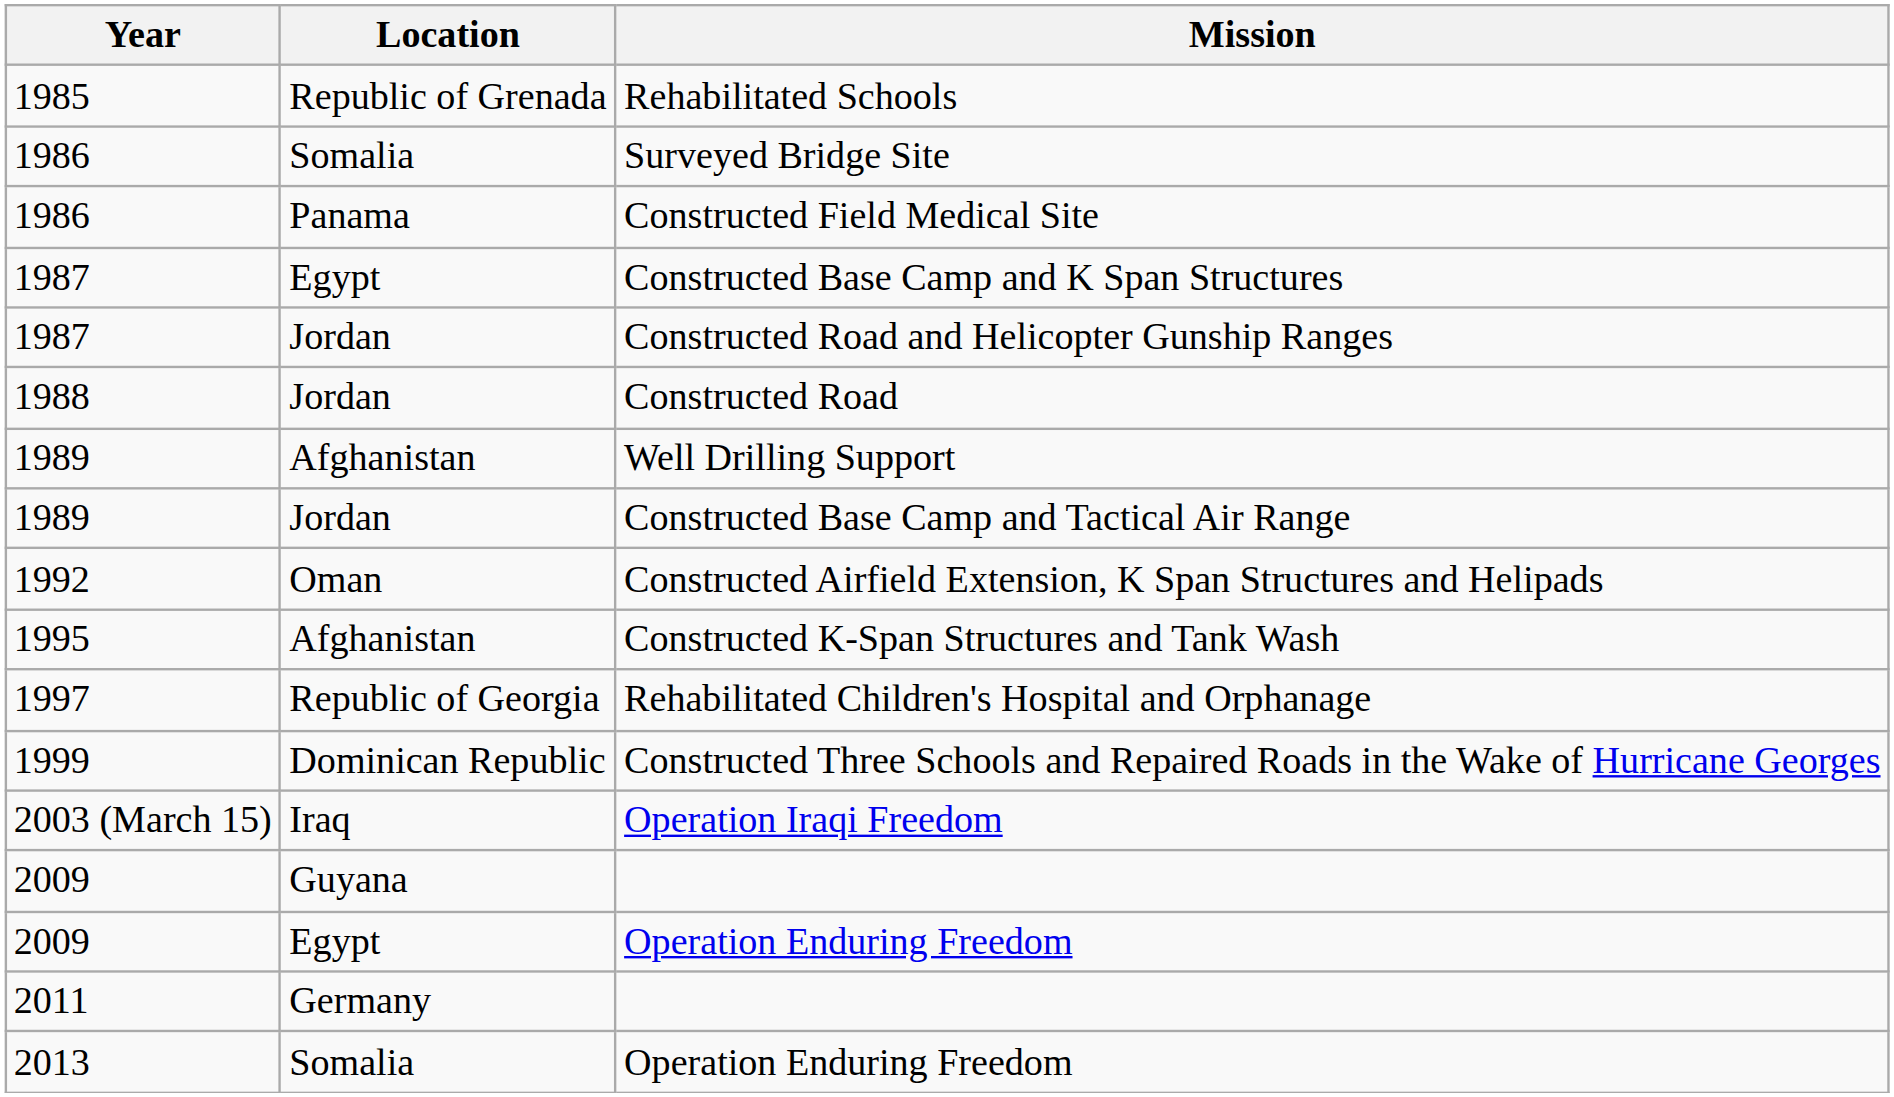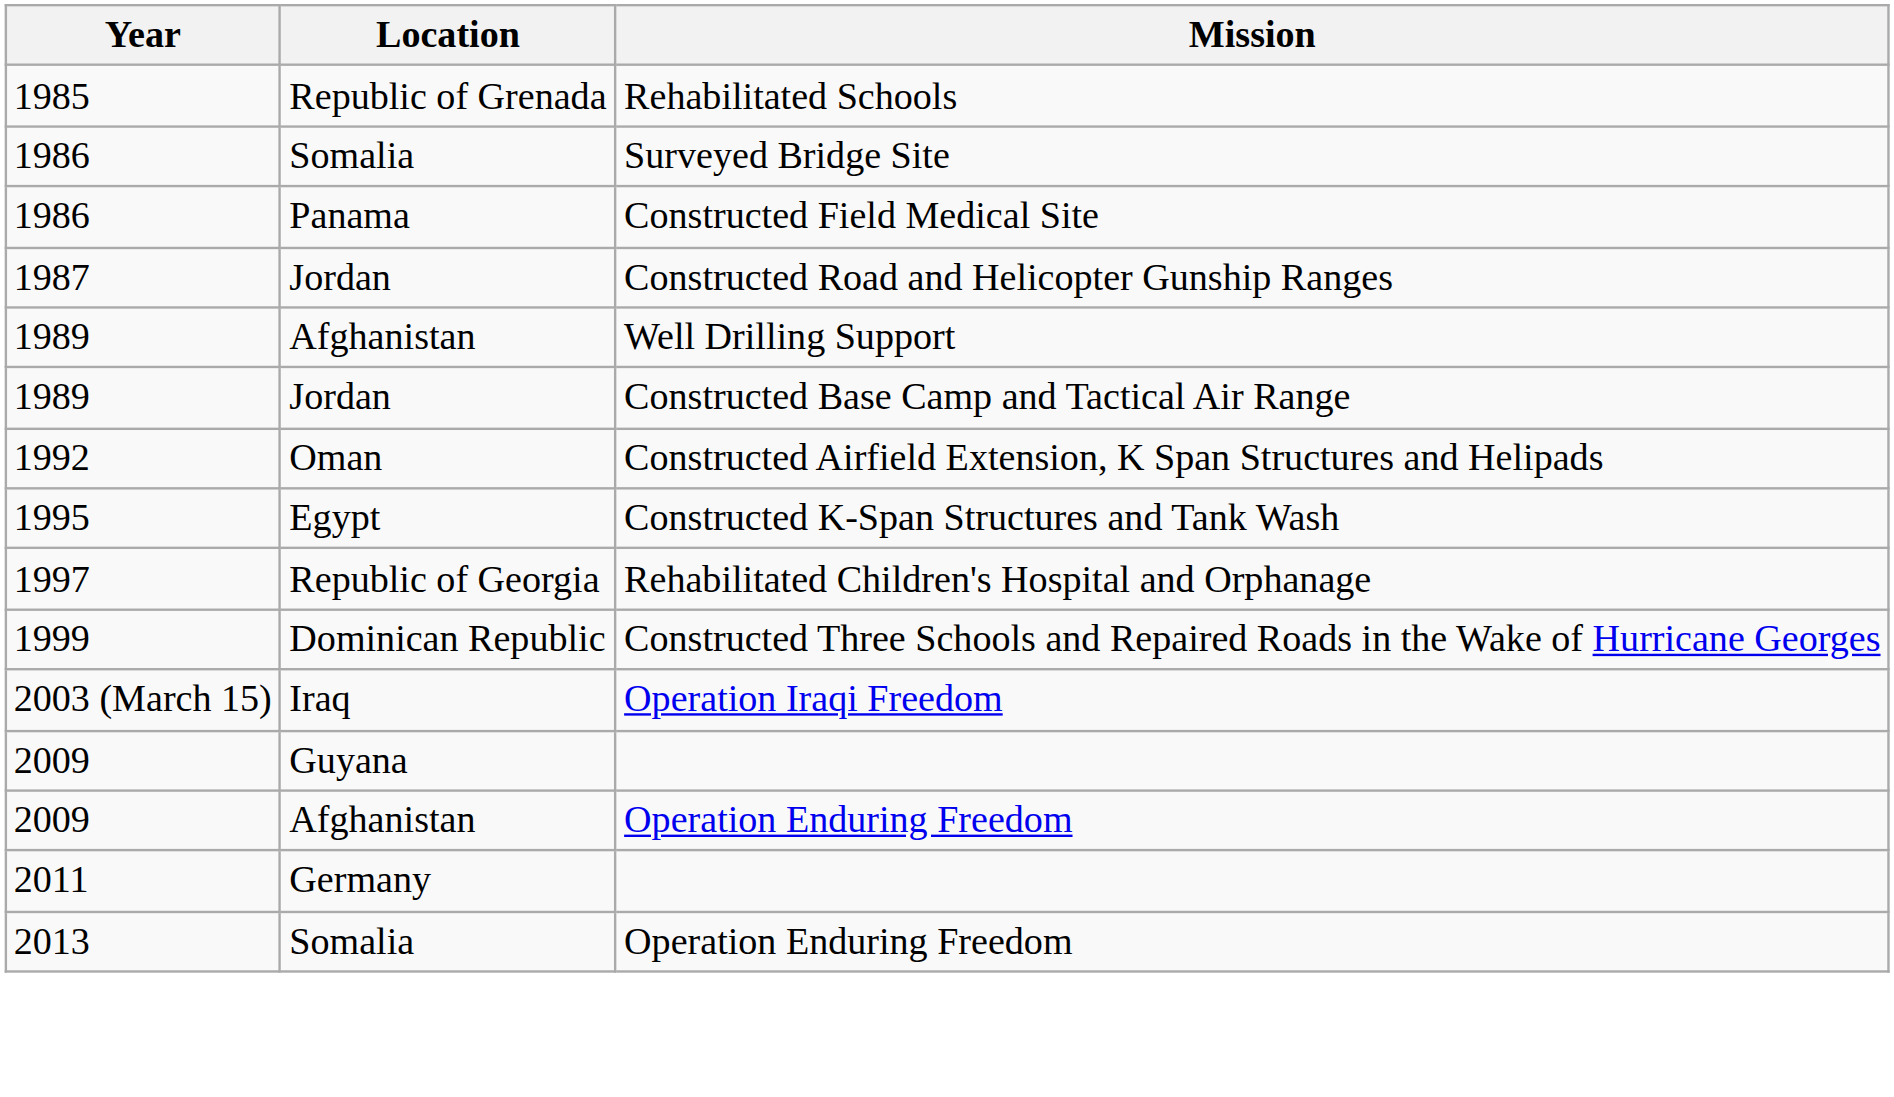- row: (52, 276)
- row: (52, 397)
(382, 638) Afghanistan -> (335, 517) Egypt
(335, 940) Egypt -> (382, 819) Afghanistan
